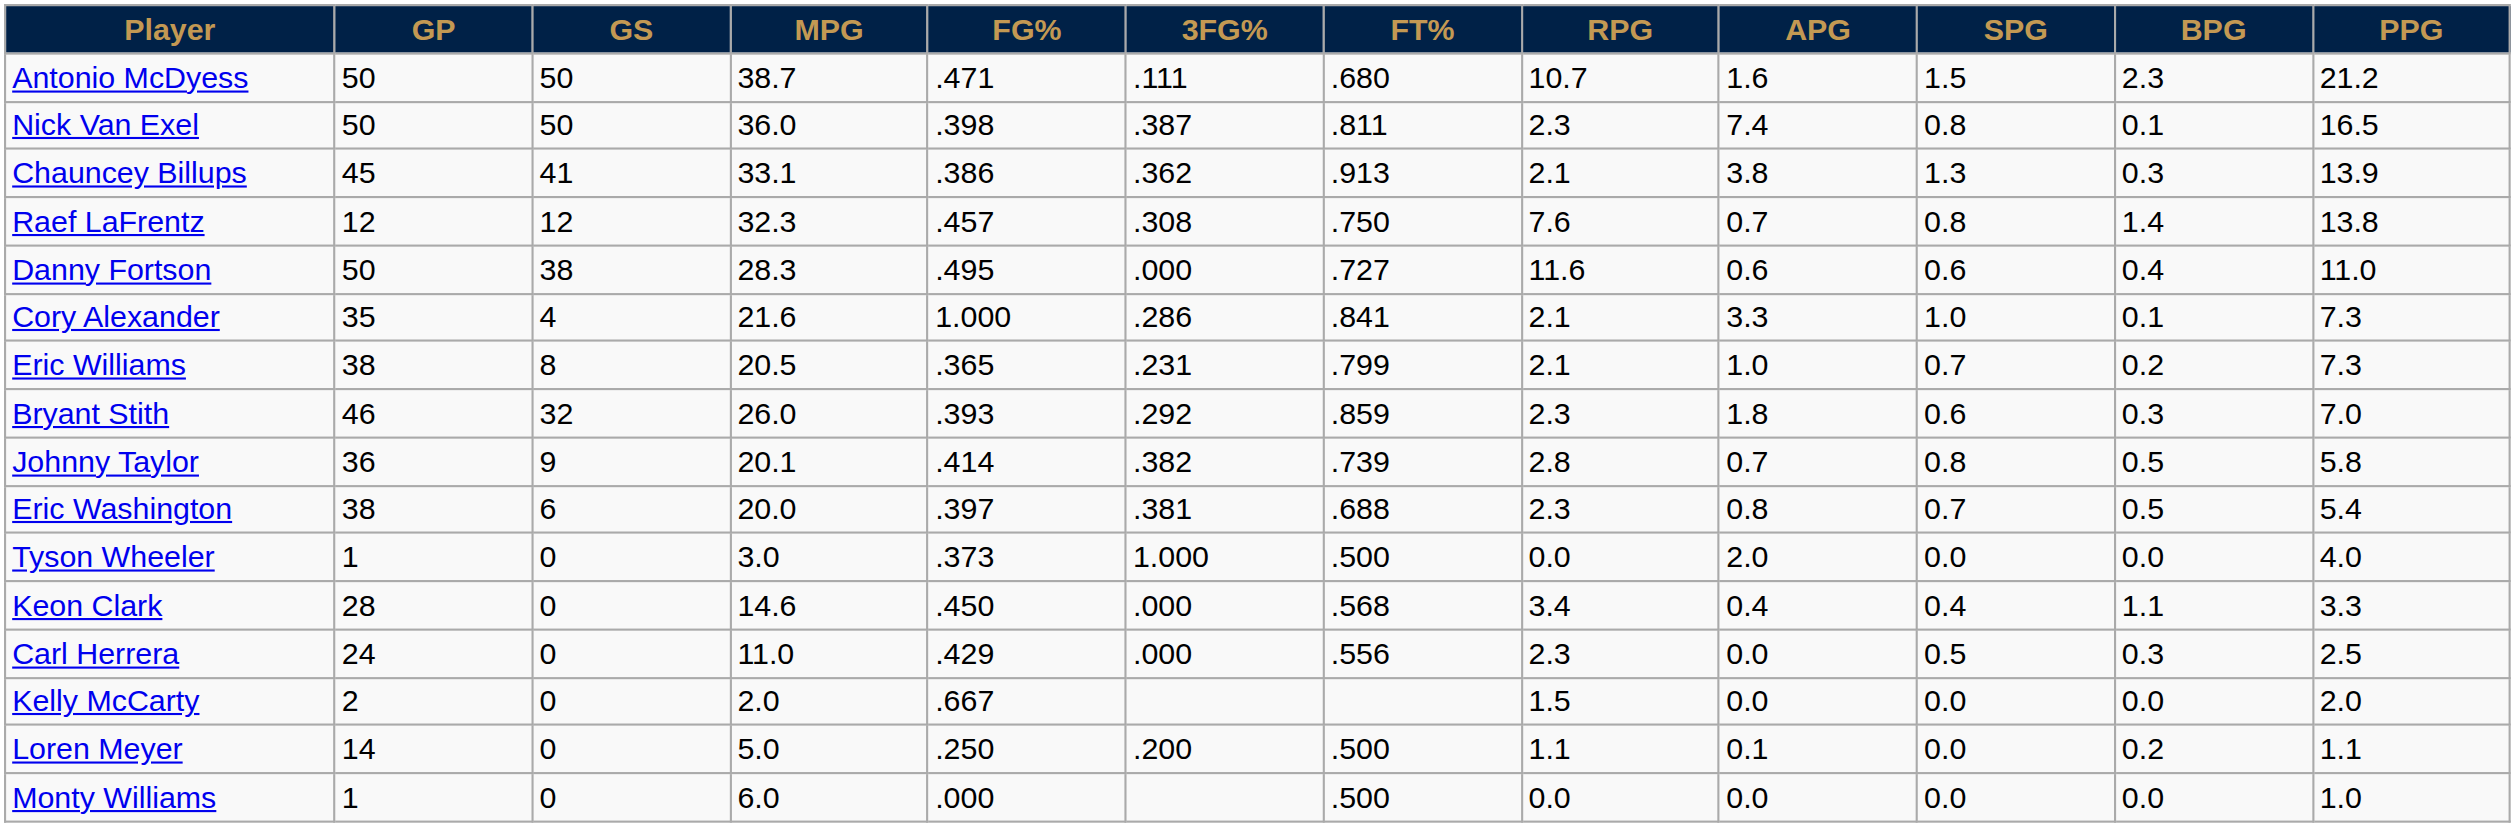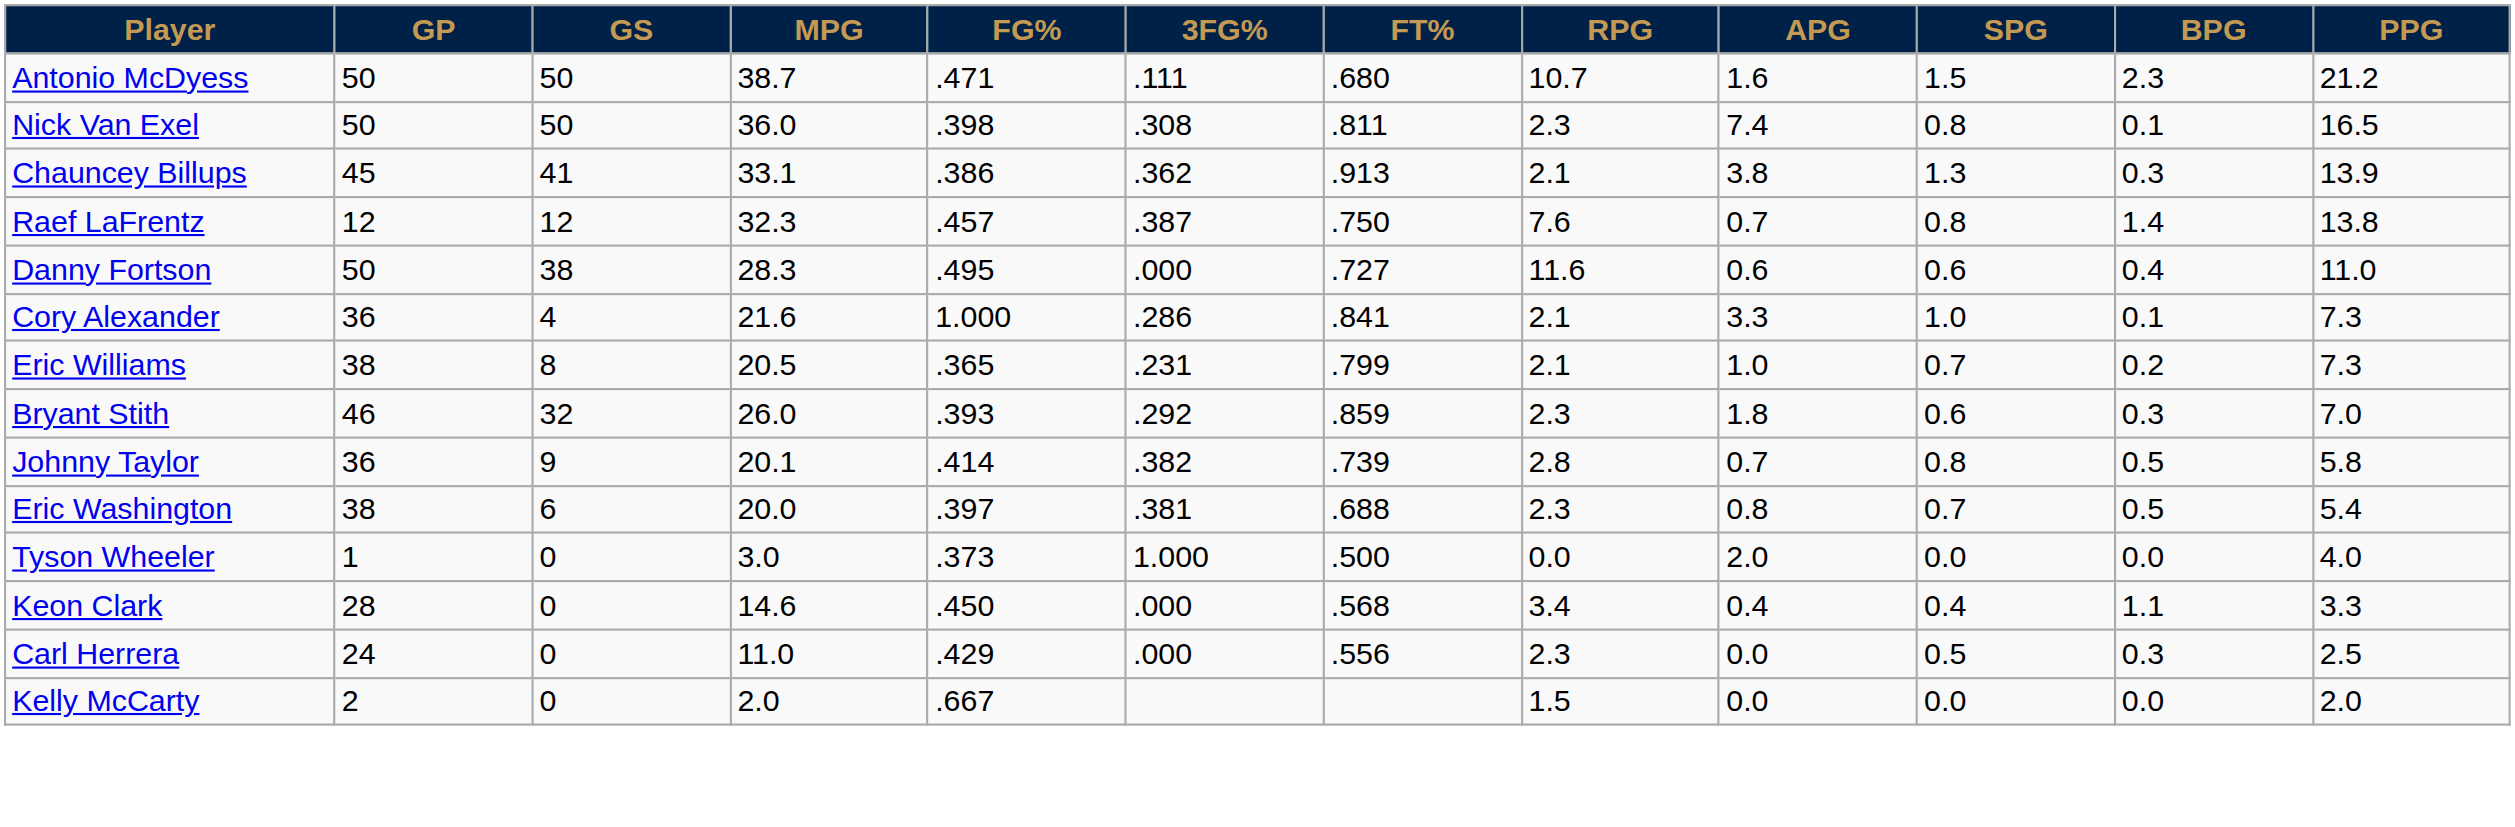(1163, 125) .387 -> (1163, 125) .308
(1163, 221) .308 -> (1163, 221) .387
(359, 317) 35 -> (359, 317) 36
- row: (97, 749)
- row: (114, 797)
